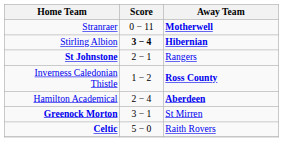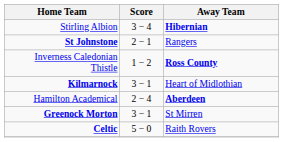- row: (100, 27)
(141, 42) bold -> (141, 27) normal
+ row: (93, 83)
